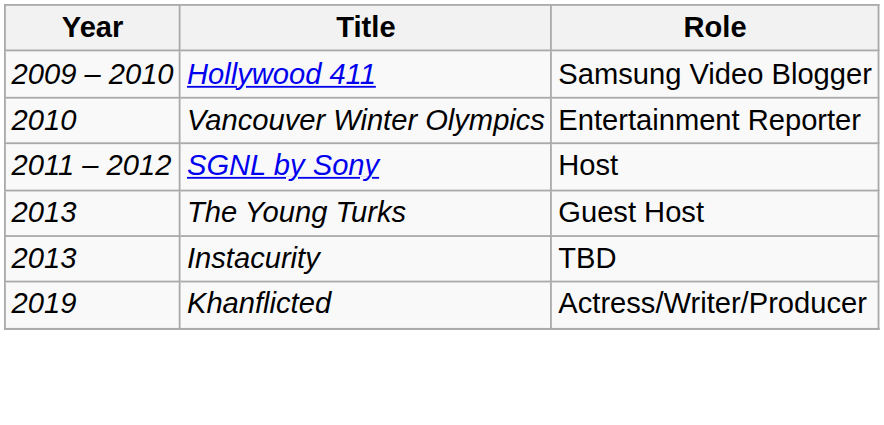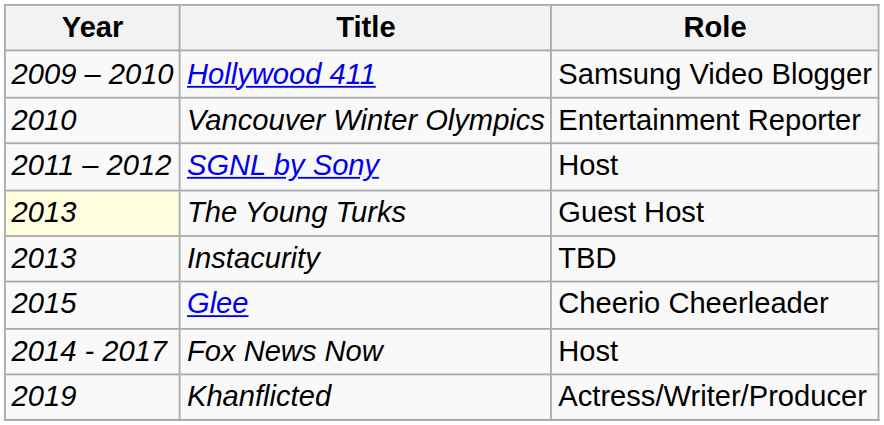(44, 212) no background -> (44, 212) lightyellow background
+ row: (218, 304)
+ row: (285, 350)
